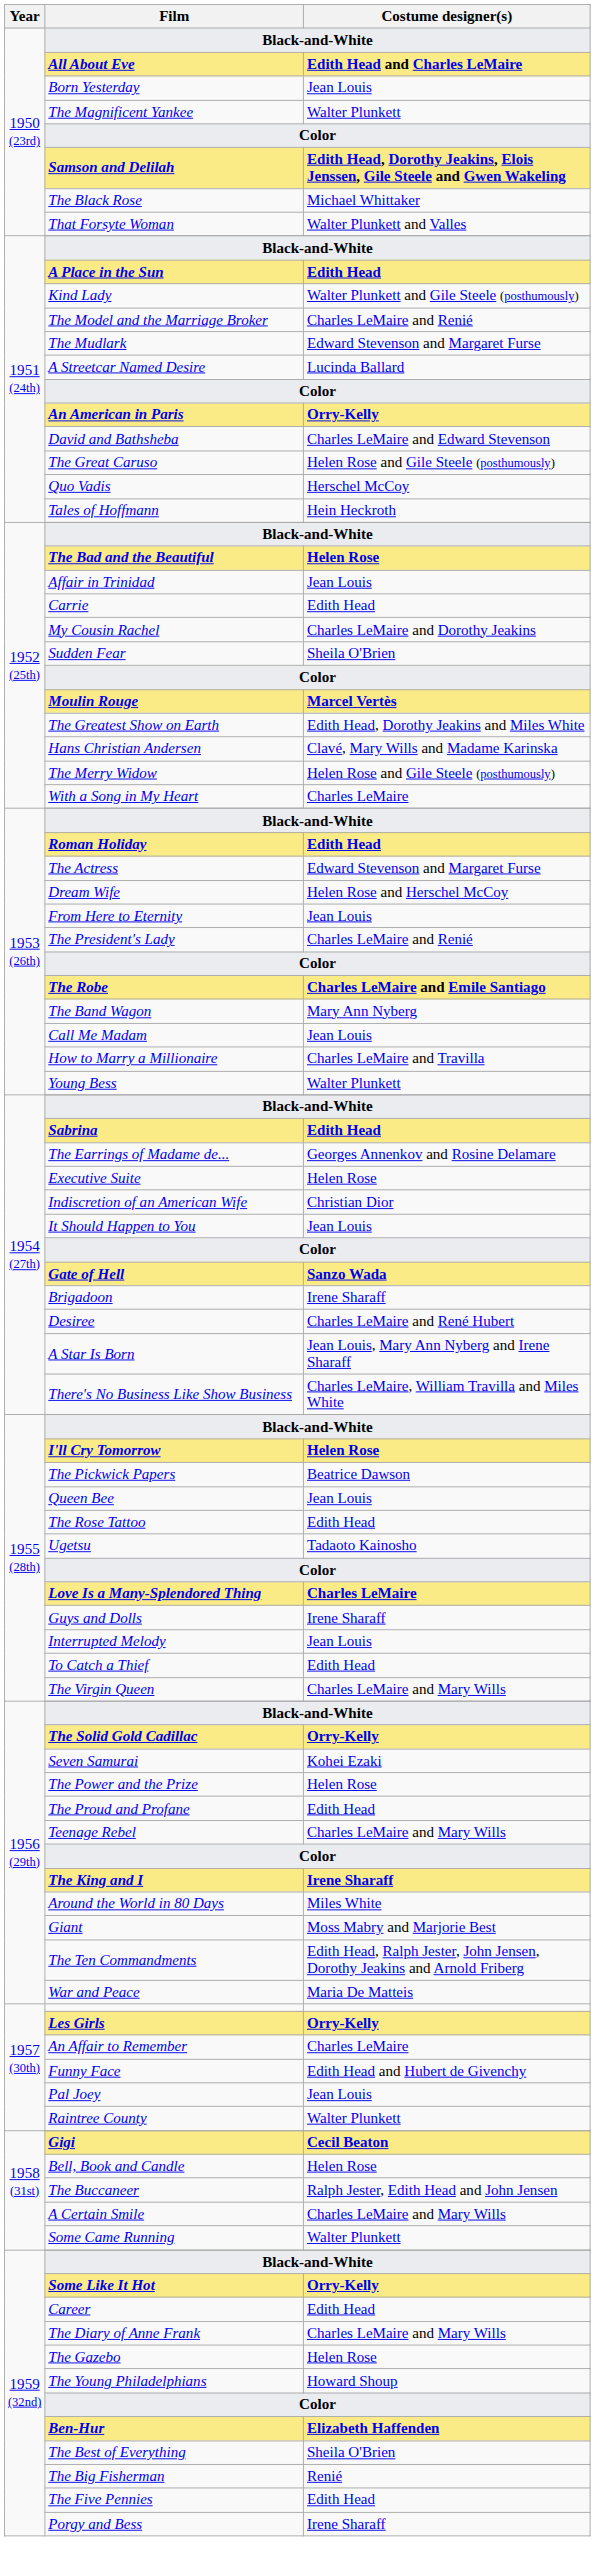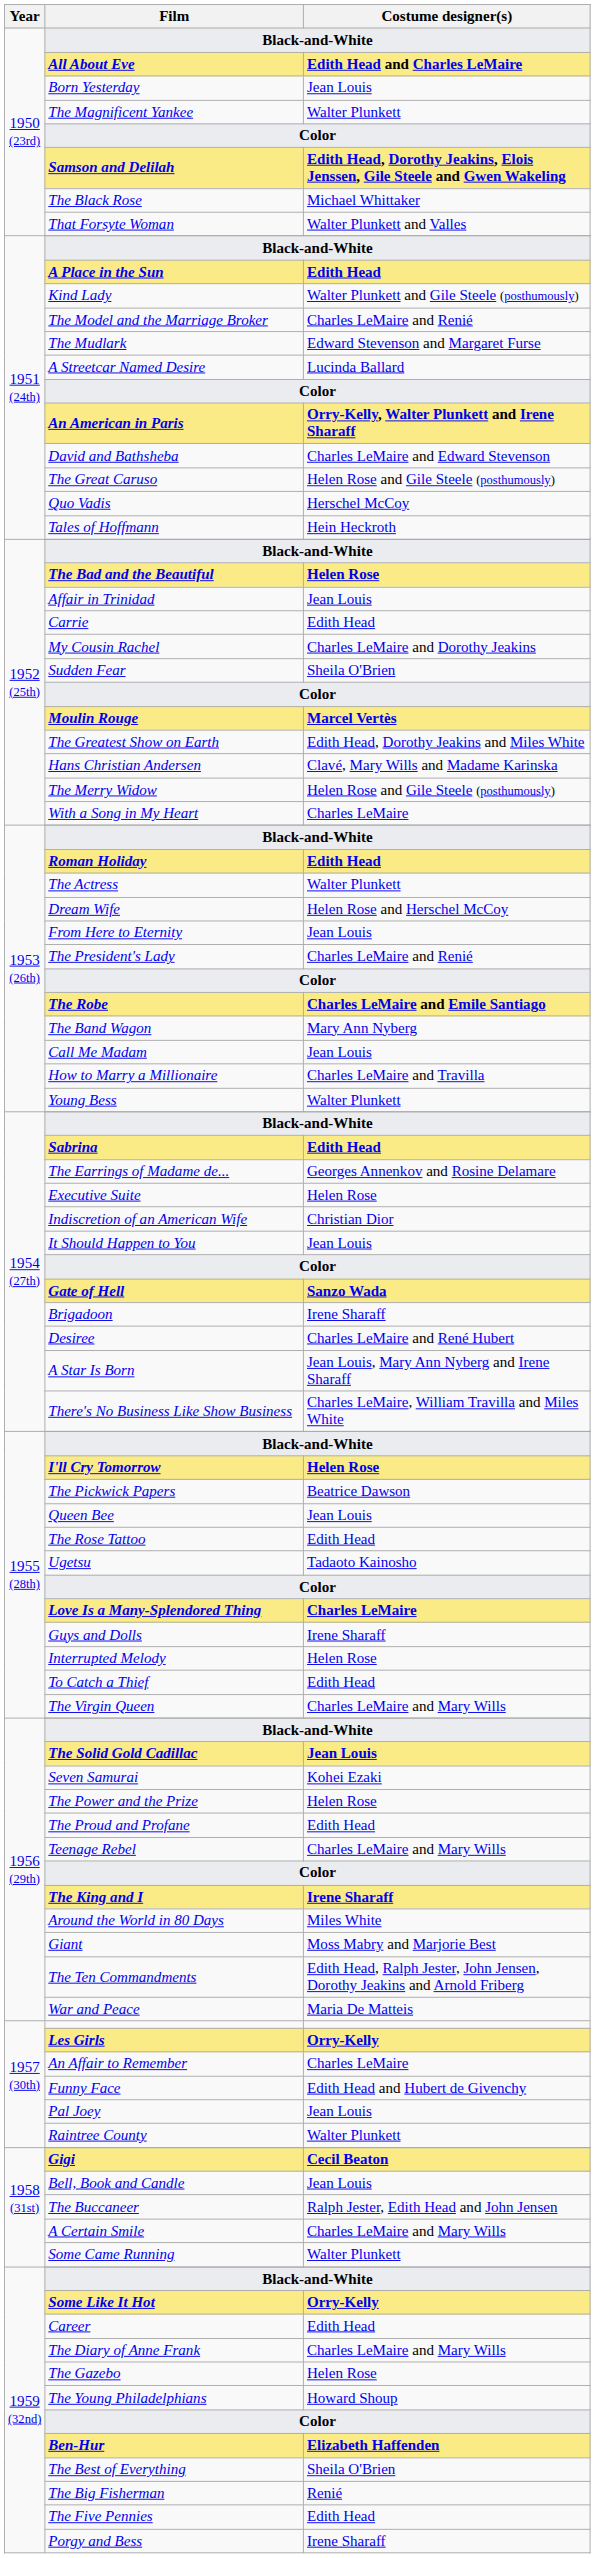(343, 414) Orry-Kelly -> (430, 423) Orry-Kelly, Walter Plunkett and Irene Sharaff
(424, 868) Edward Stevenson and Margaret Furse -> (354, 885) Walter Plunkett
(339, 1641) Jean Louis -> (342, 1658) Helen Rose
(343, 1736) Orry-Kelly -> (342, 1753) Jean Louis
(342, 2166) Helen Rose -> (339, 2183) Jean Louis
